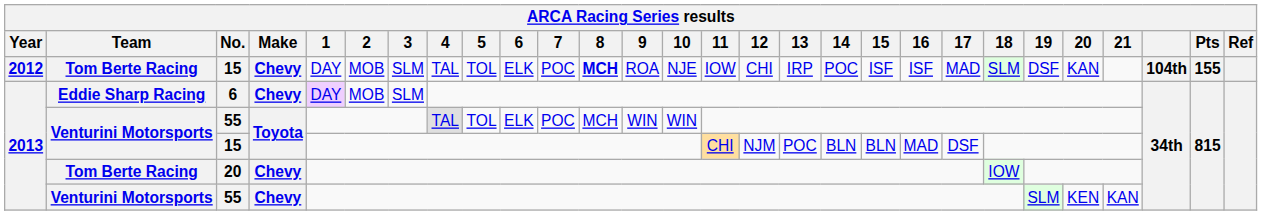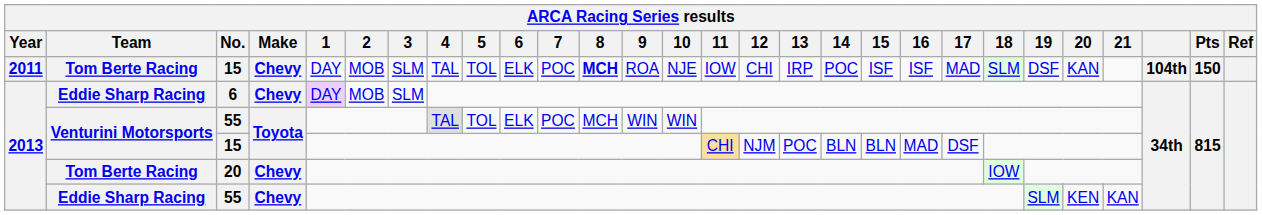(26, 69) 2012 -> (26, 69) 2011
(1208, 69) 155 -> (1208, 69) 150
(132, 198) Venturini Motorsports -> (132, 198) Eddie Sharp Racing
